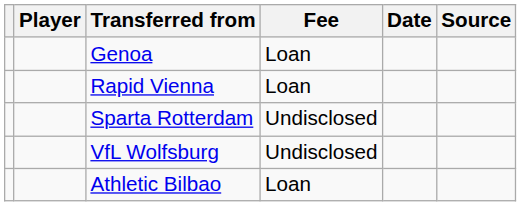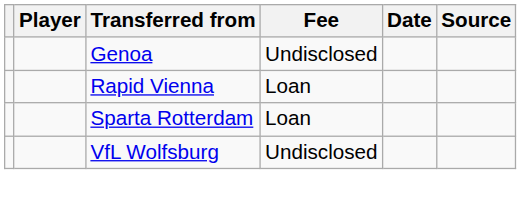(288, 53) Loan -> (321, 53) Undisclosed
(321, 119) Undisclosed -> (288, 119) Loan
- row: (156, 184)
